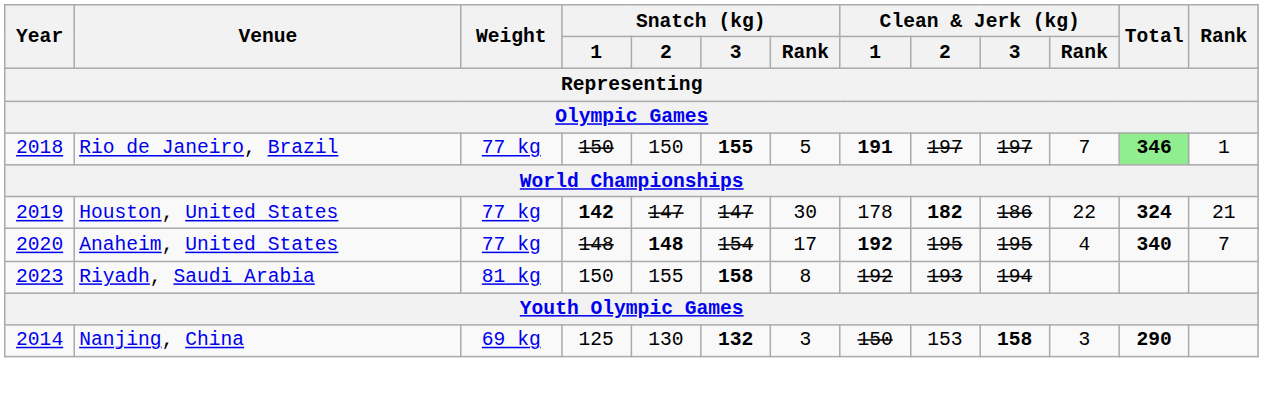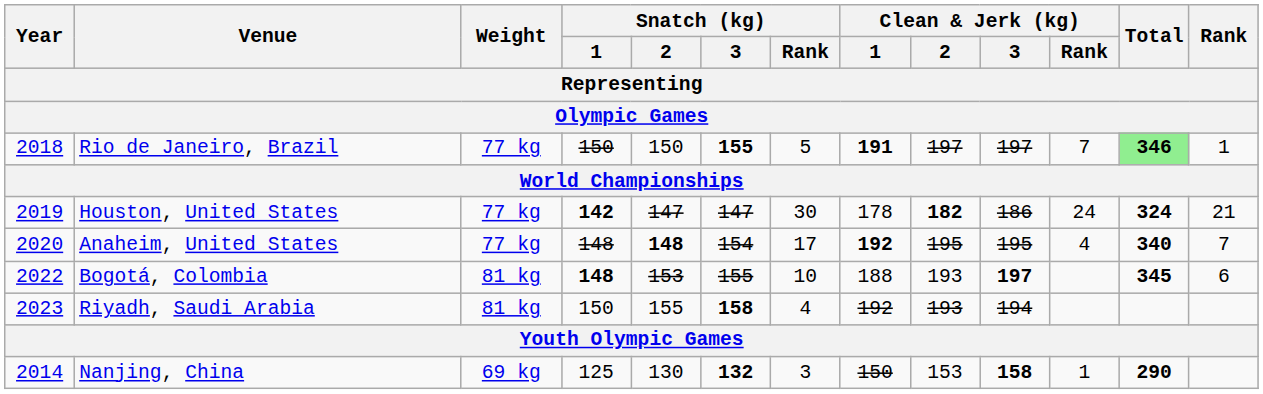(1084, 213) 22 -> (1084, 213) 24
+ row: (173, 277)
(805, 277) 8 -> (805, 309) 4
(1084, 341) 3 -> (1084, 373) 1
